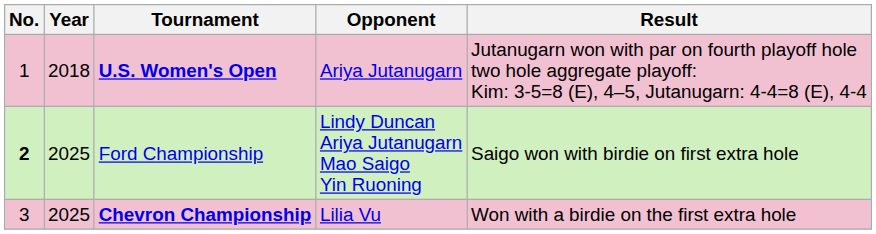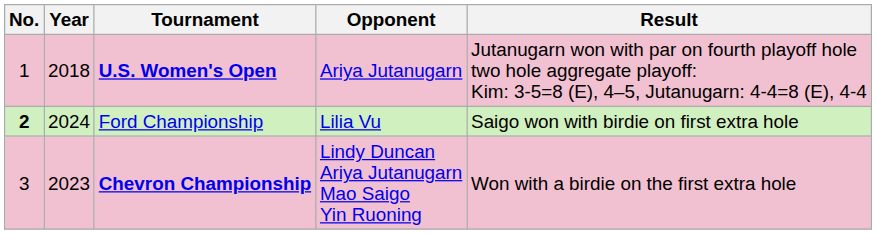(69, 153) 2025 -> (69, 122) 2024
(391, 153) Lindy Duncan Ariya Jutanugarn Mao Saigo Yin Ruoning -> (350, 122) Lilia Vu
(69, 215) 2025 -> (69, 183) 2023
(350, 215) Lilia Vu -> (391, 183) Lindy Duncan Ariya Jutanugarn Mao Saigo Yin Ruoning
